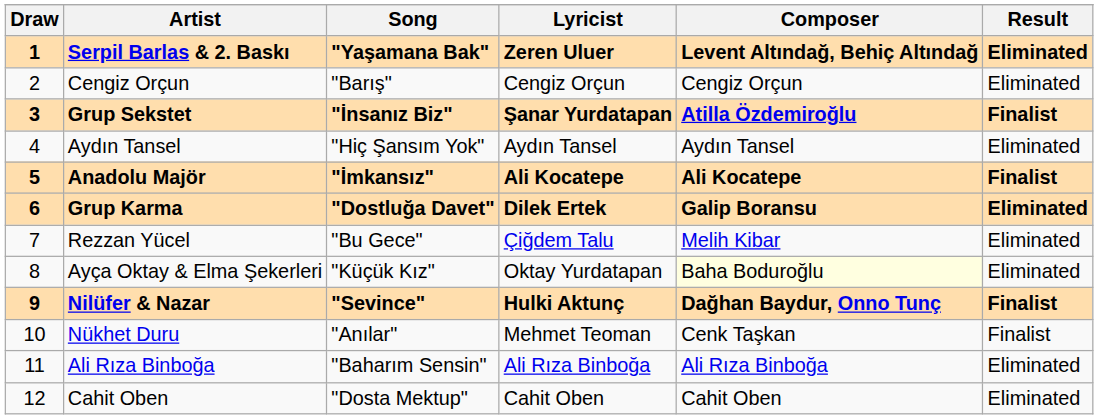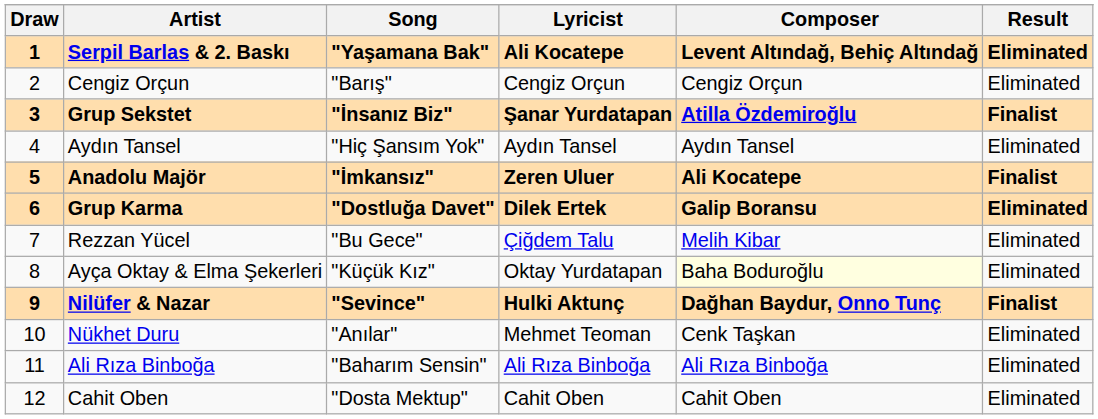(559, 51) Zeren Uluer -> (564, 51) Ali Kocatepe
(564, 177) Ali Kocatepe -> (559, 177) Zeren Uluer
(1019, 334) Finalist -> (1034, 334) Eliminated
